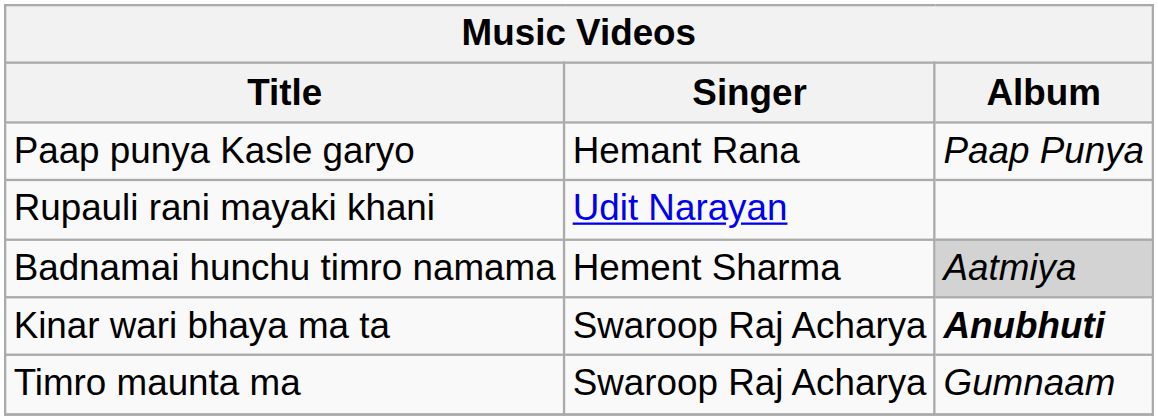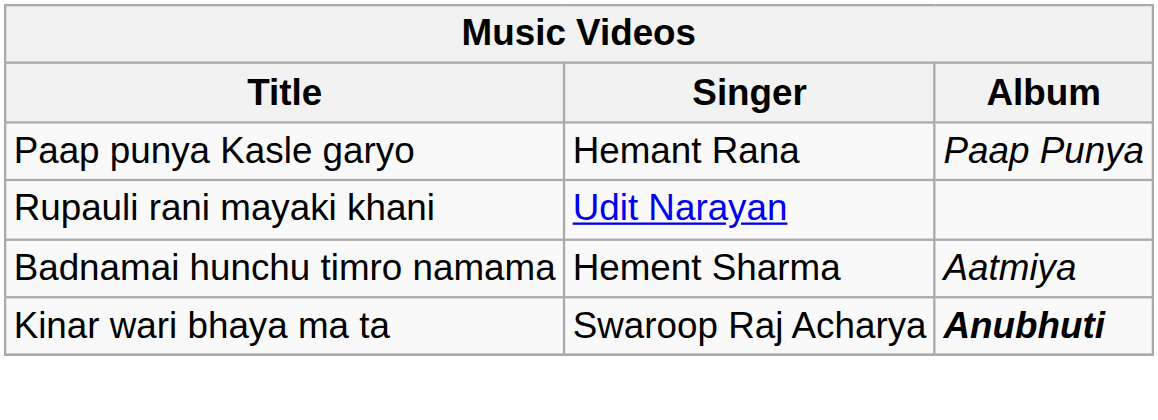(1010, 267) lightgrey background -> (1010, 267) no background
- row: (157, 383)
